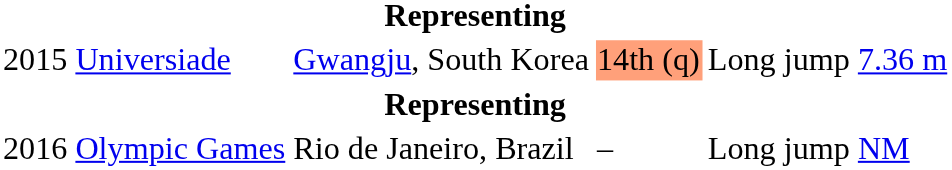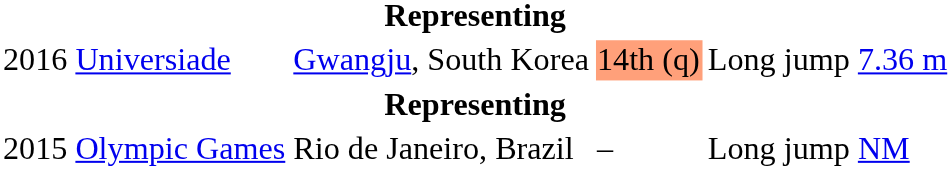(35, 59) 2015 -> (35, 59) 2016
(35, 148) 2016 -> (35, 148) 2015
